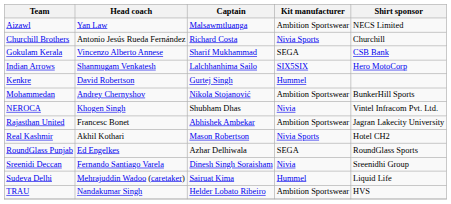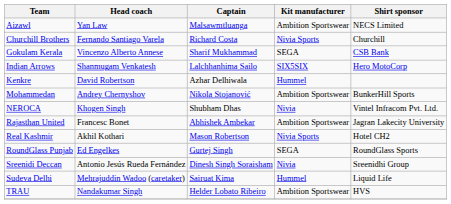(131, 38) Antonio Jesús Rueda Fernández -> (120, 38) Fernando Santiago Varela
(211, 80) Gurtej Singh -> (218, 80) Azhar Delhiwala
(218, 150) Azhar Delhiwala -> (211, 150) Gurtej Singh
(120, 164) Fernando Santiago Varela -> (131, 164) Antonio Jesús Rueda Fernández
